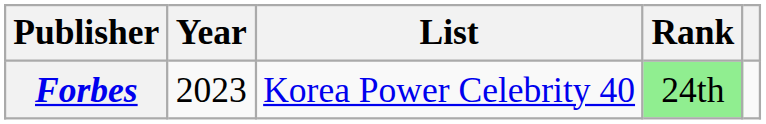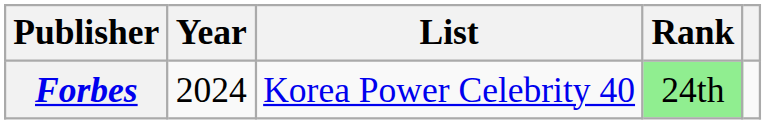(211, 88) 2023 -> (211, 88) 2024
